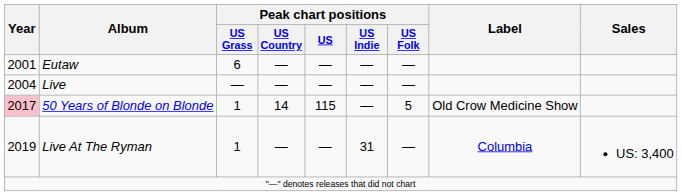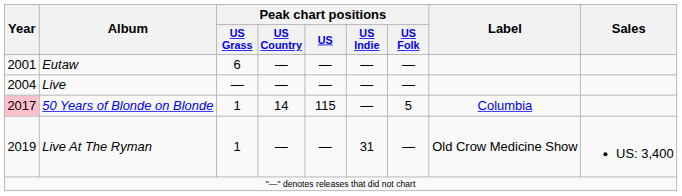(505, 105) Old Crow Medicine Show -> (505, 105) Columbia
(505, 146) Columbia -> (505, 146) Old Crow Medicine Show
